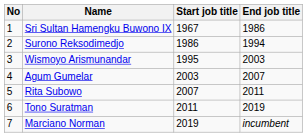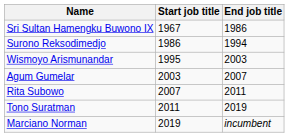- column: (13, 12)
